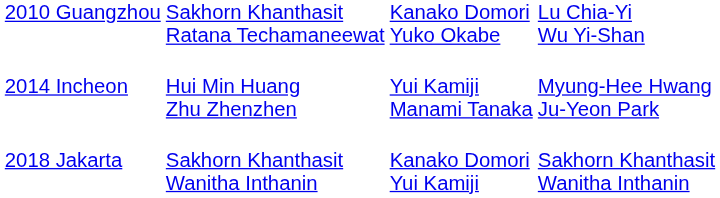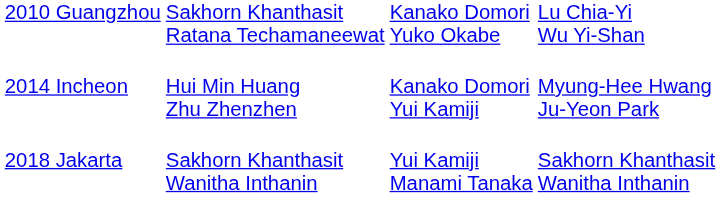(461, 98) Yui Kamiji Manami Tanaka -> (460, 98) Kanako Domori Yui Kamiji
(460, 171) Kanako Domori Yui Kamiji -> (461, 171) Yui Kamiji Manami Tanaka
